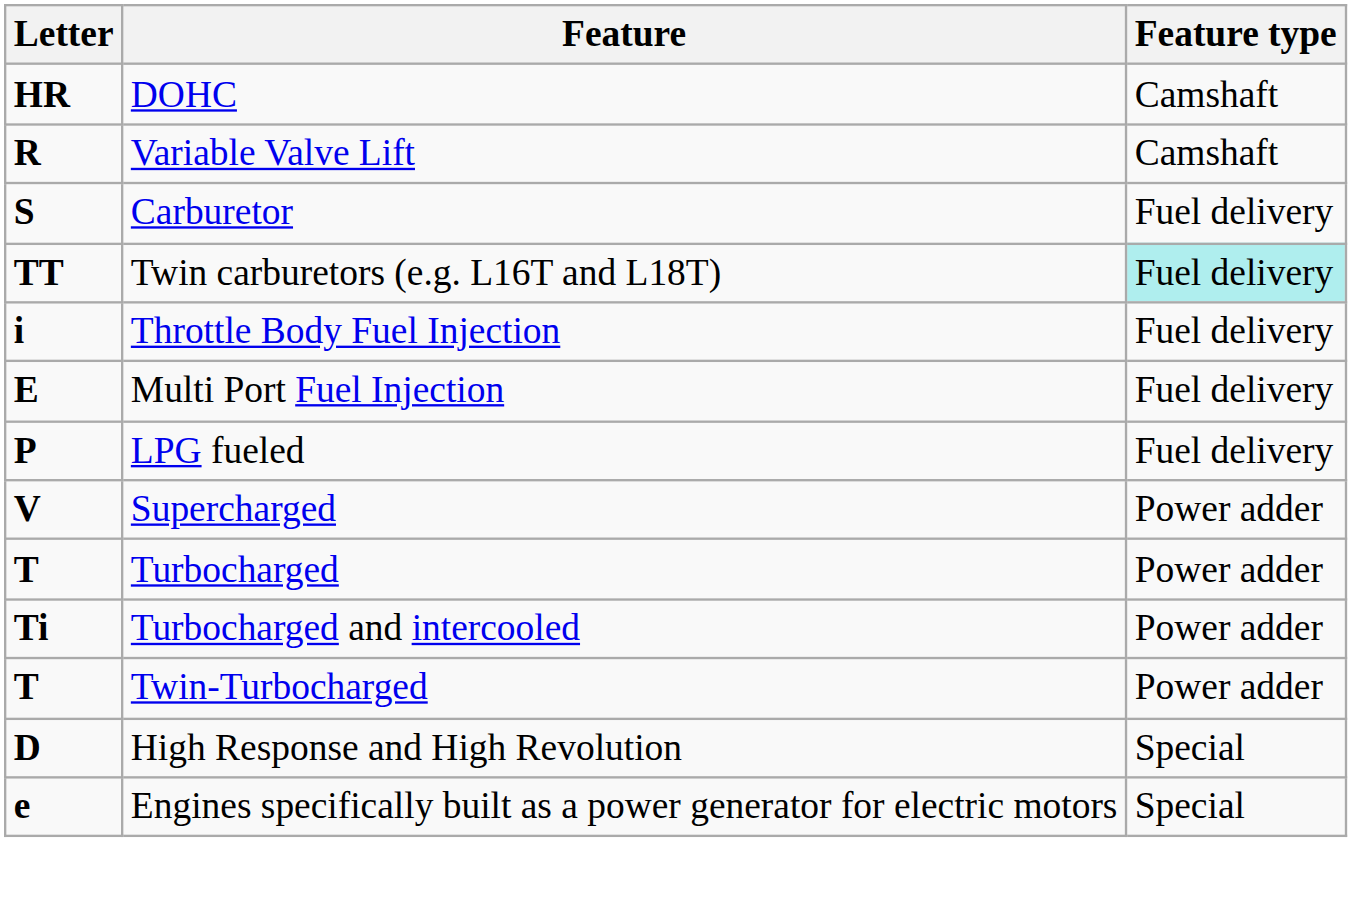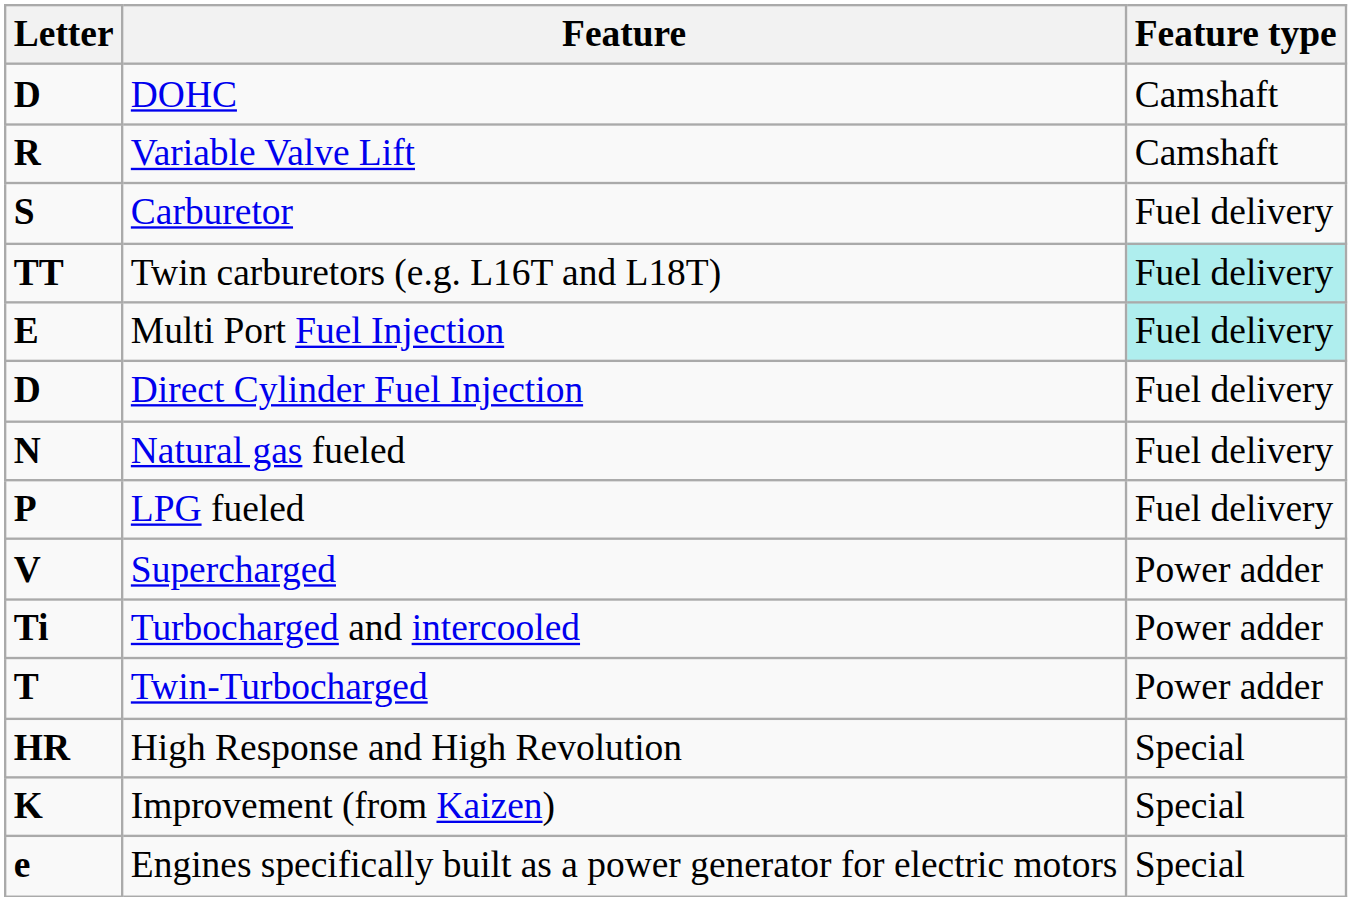(42, 93) HR -> (27, 93) D
- row: (346, 331)
(1234, 390) no background -> (1234, 331) paleturquoise background
+ row: (357, 390)
+ row: (268, 449)
- row: (235, 568)
(27, 746) D -> (42, 746) HR
+ row: (343, 806)
